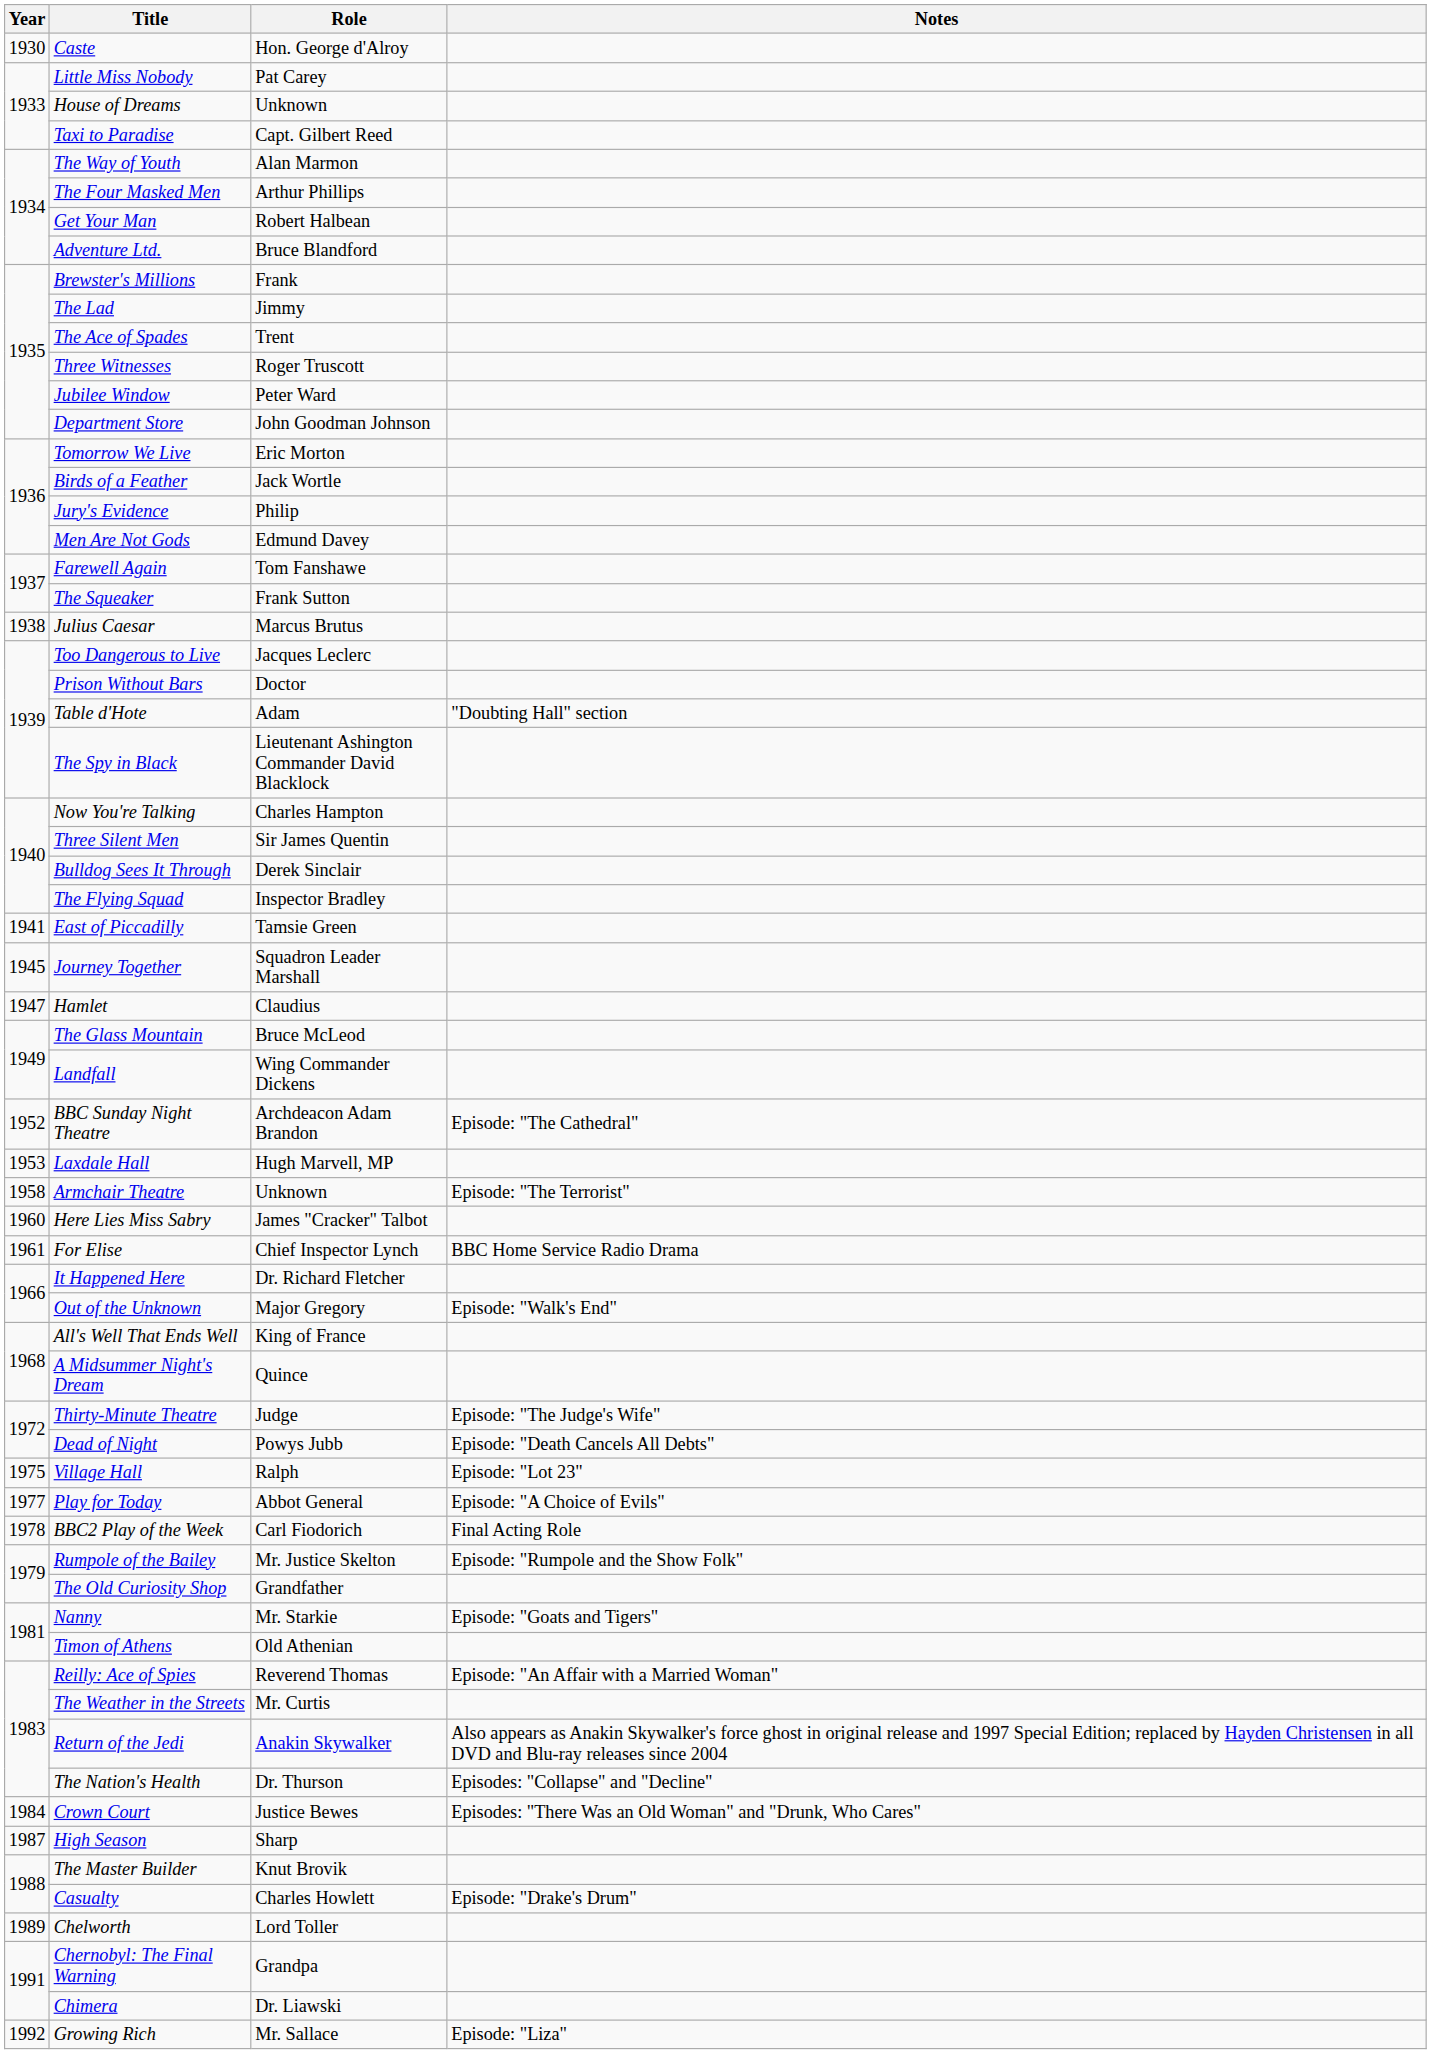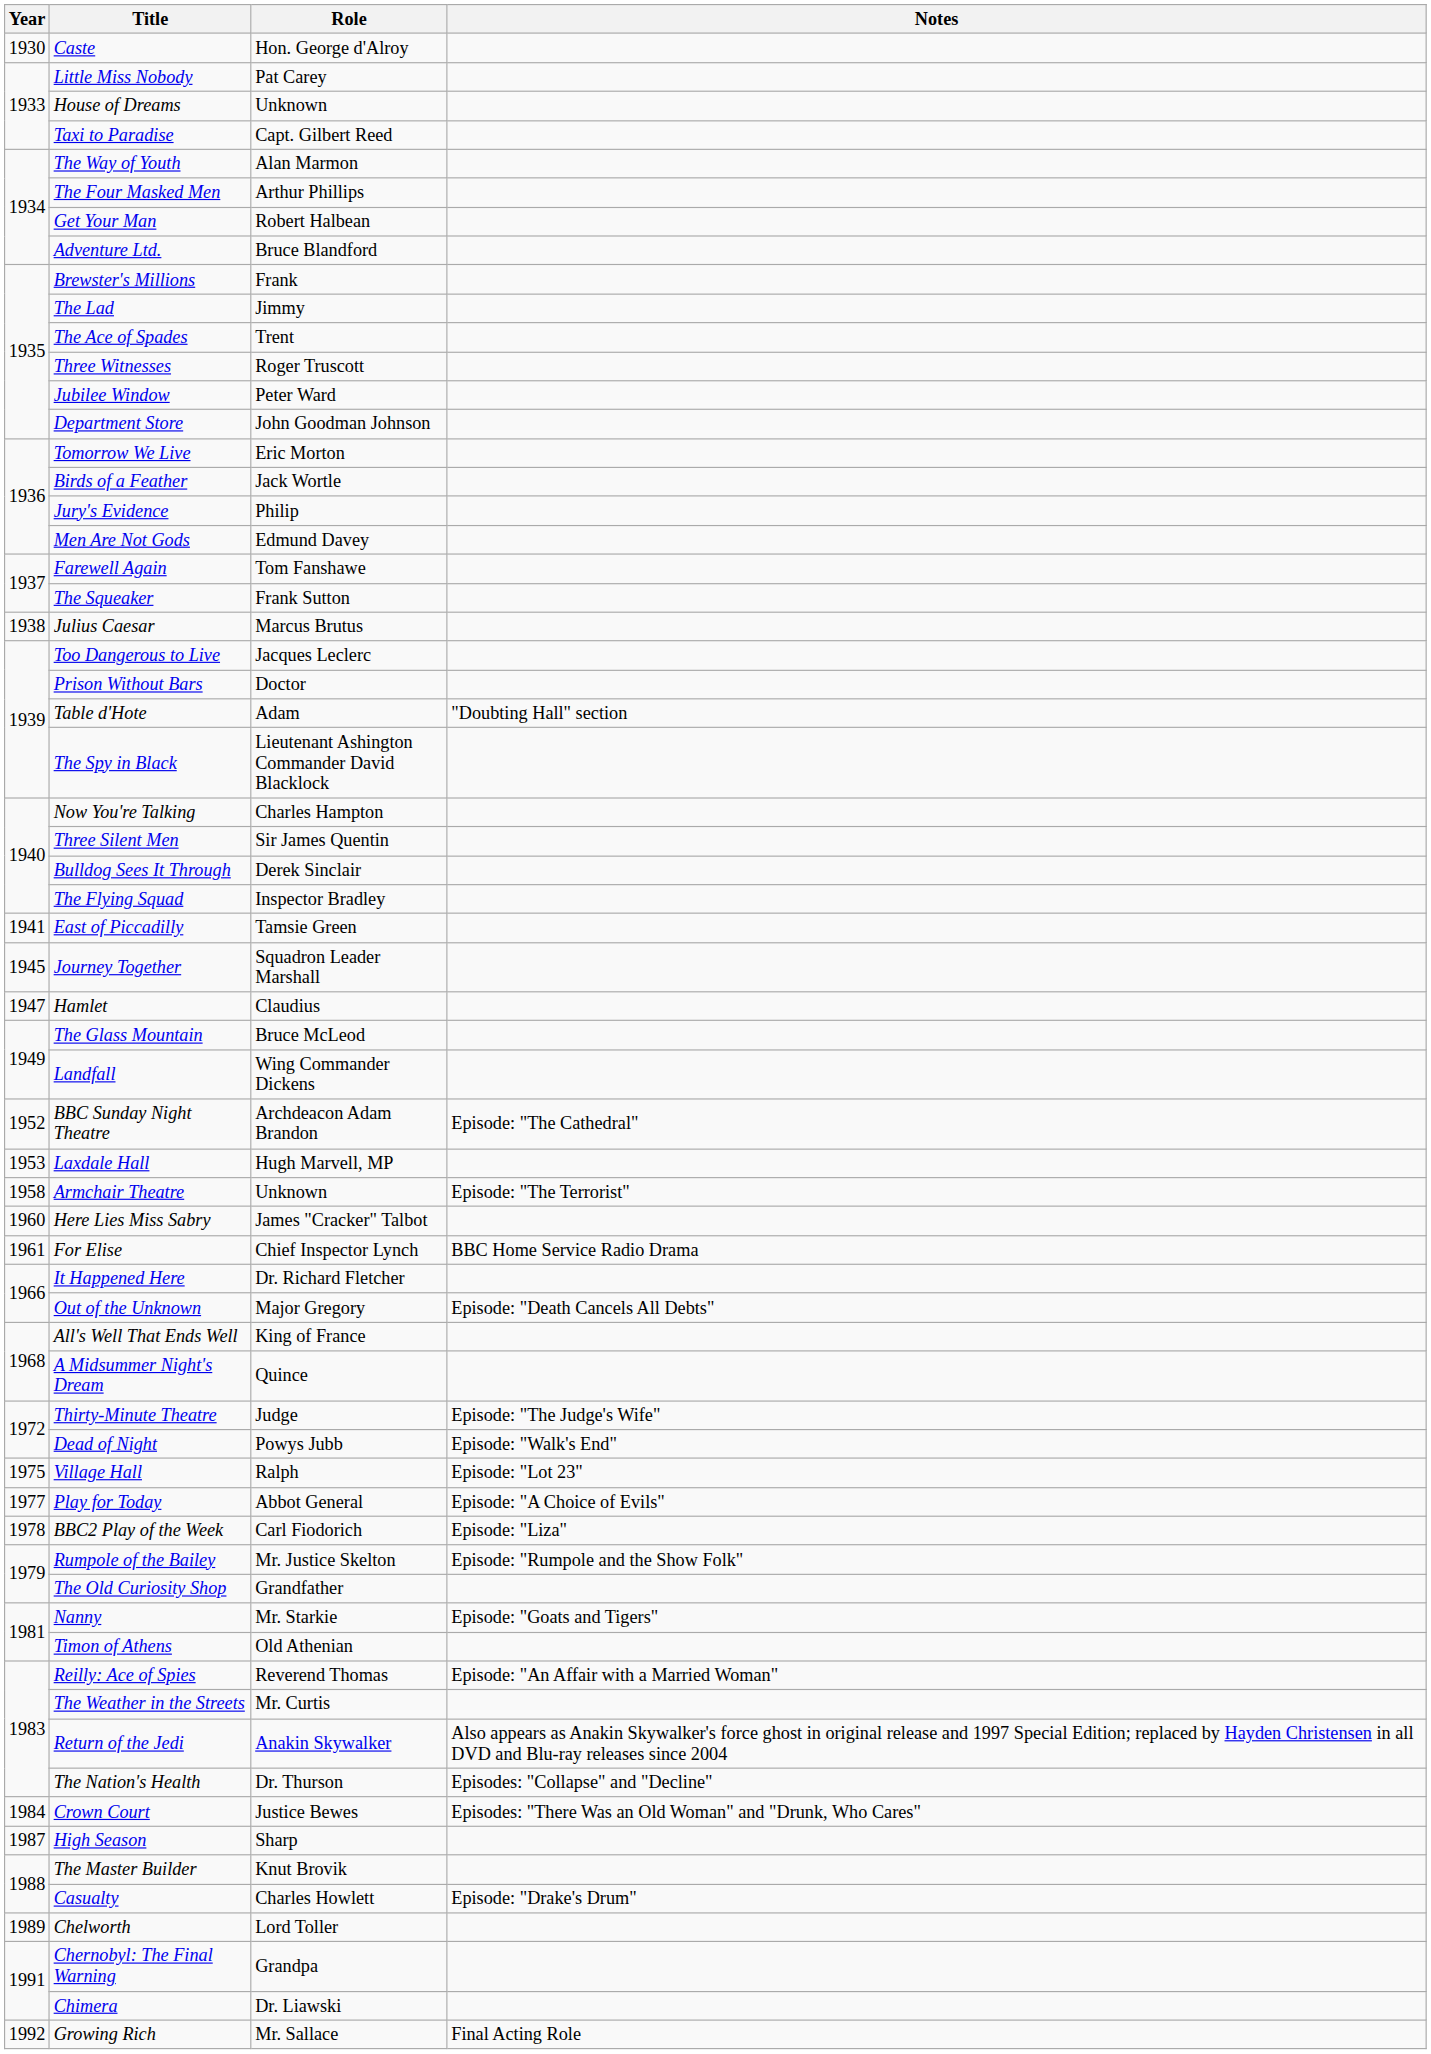(534, 1307) Episode: "Walk's End" -> (583, 1307) Episode: "Death Cancels All Debts"
(583, 1443) Episode: "Death Cancels All Debts" -> (534, 1443) Episode: "Walk's End"
(516, 1530) Final Acting Role -> (509, 1530) Episode: "Liza"
(509, 2034) Episode: "Liza" -> (516, 2034) Final Acting Role
